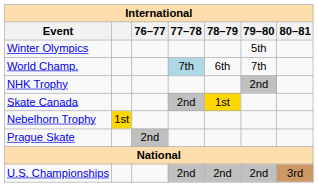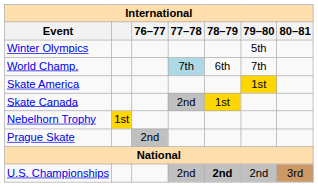- row: (37, 84)
+ row: (43, 84)
(222, 173) normal -> (222, 173) bold
